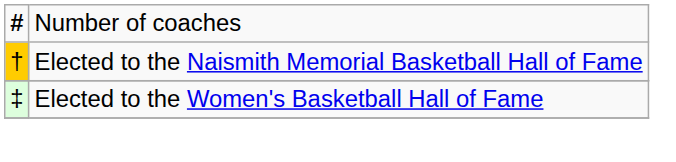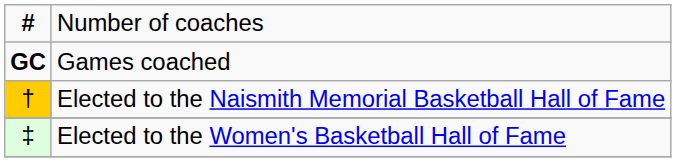+ row: (144, 61)
